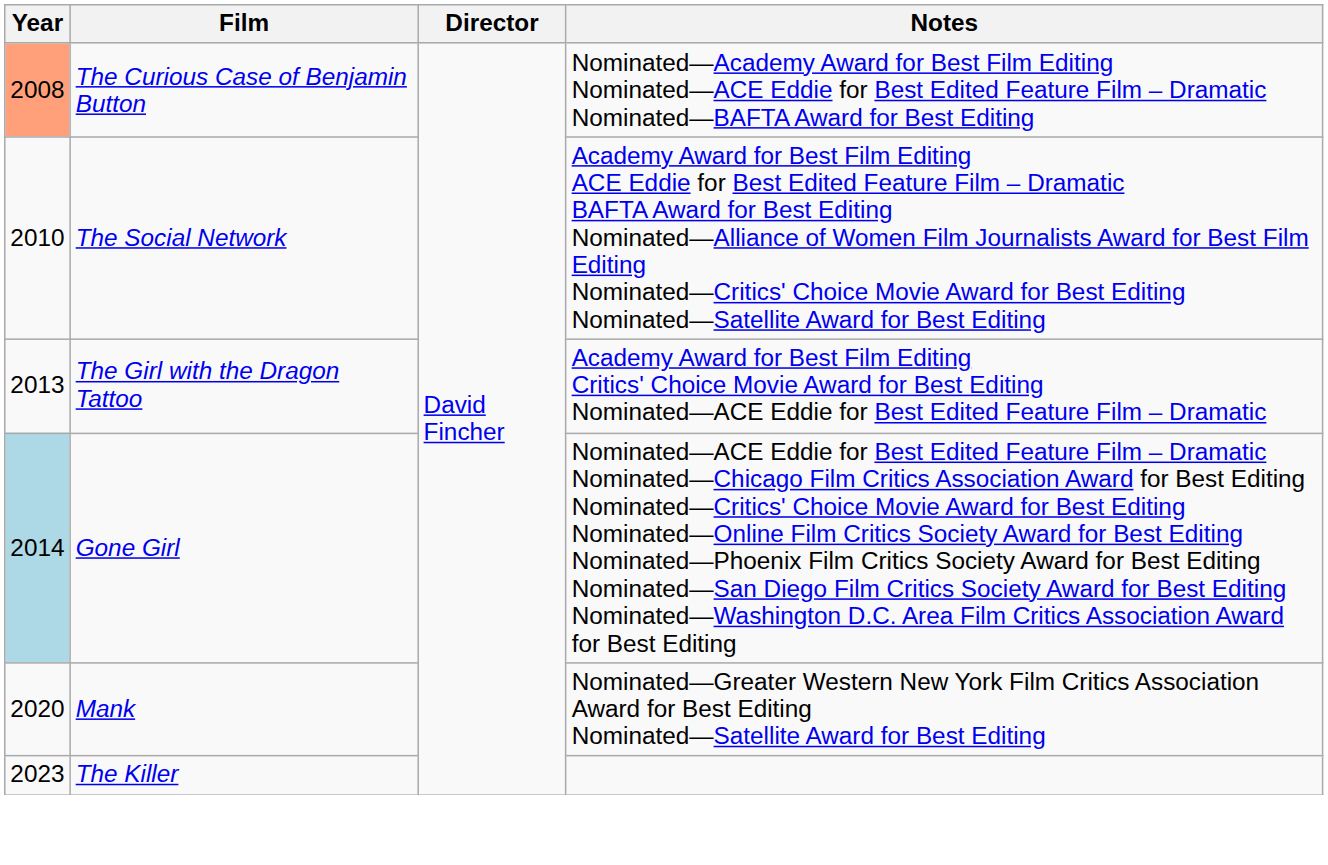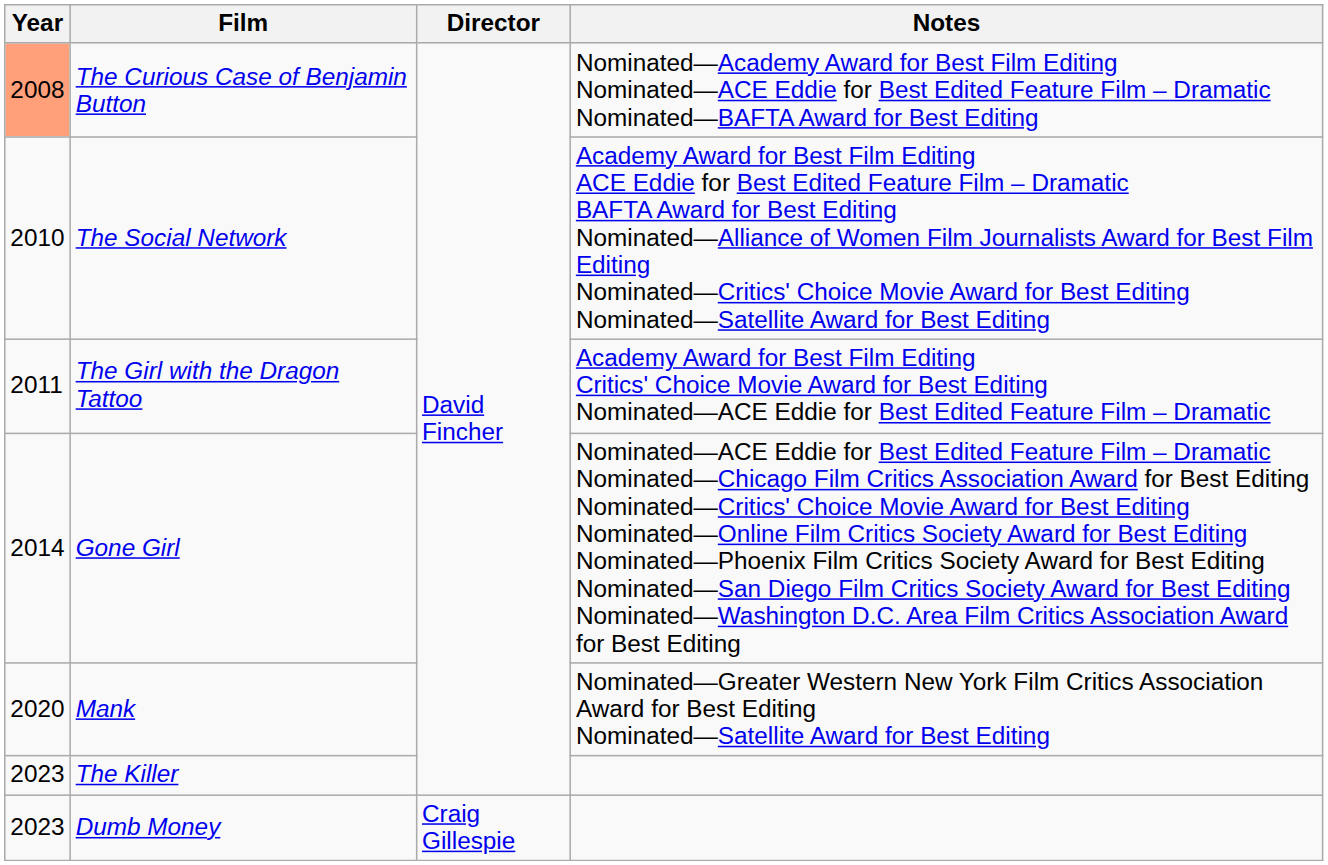(37, 385) 2013 -> (37, 385) 2011
(37, 547) lightblue background -> (37, 547) no background
+ row: (148, 827)
